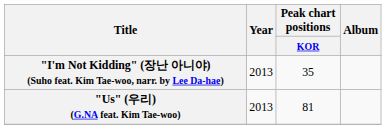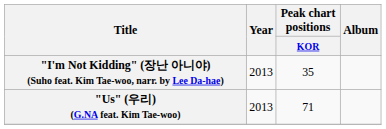(308, 106) 81 -> (308, 106) 71
